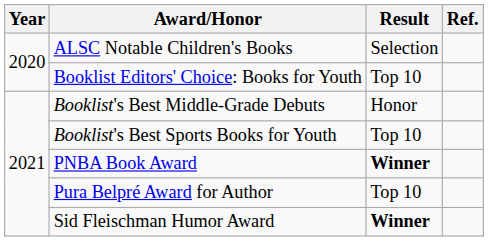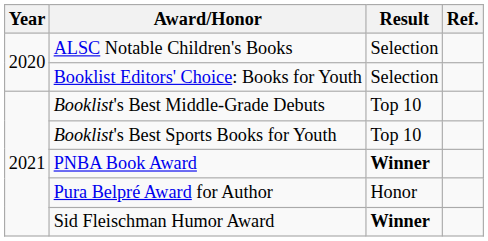(396, 76) Top 10 -> (404, 76) Selection
(394, 105) Honor -> (396, 105) Top 10
(396, 192) Top 10 -> (394, 192) Honor
